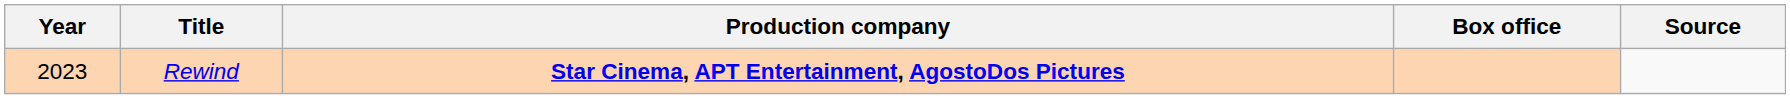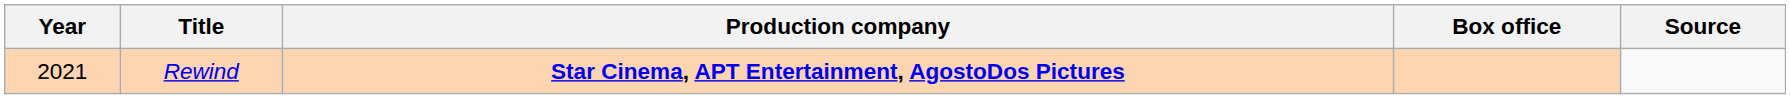(62, 70) 2023 -> (62, 70) 2021
